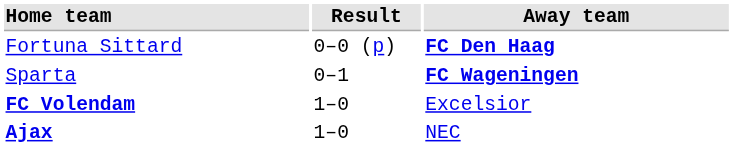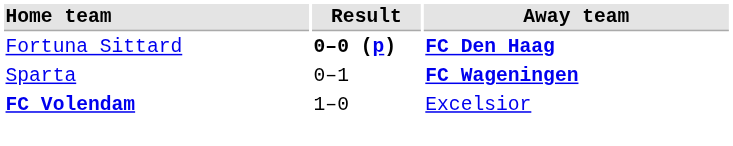(355, 47) normal -> (355, 47) bold
- row: (29, 133)
